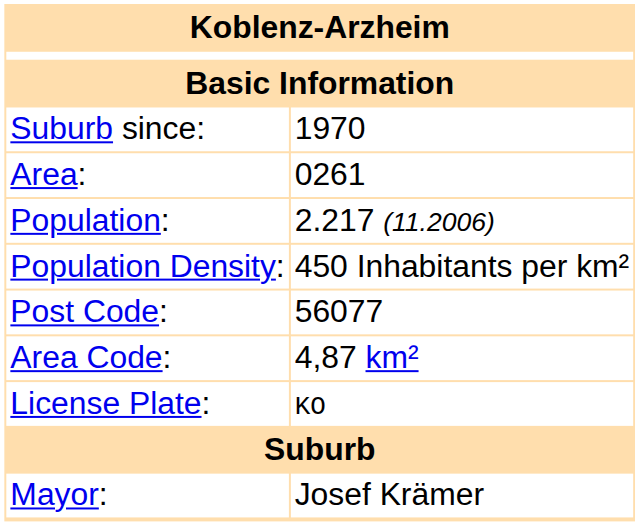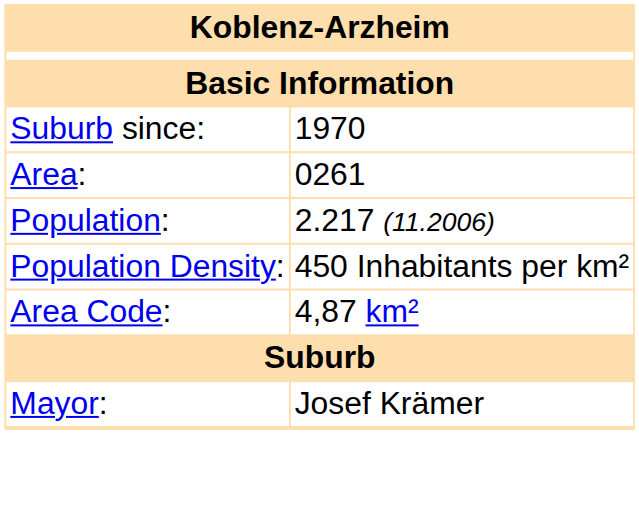- row: (89, 311)
- row: (110, 403)
